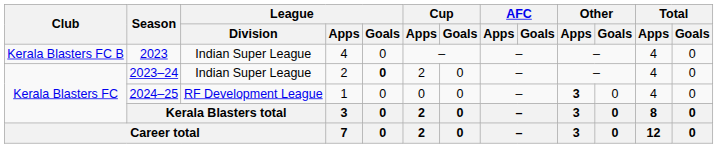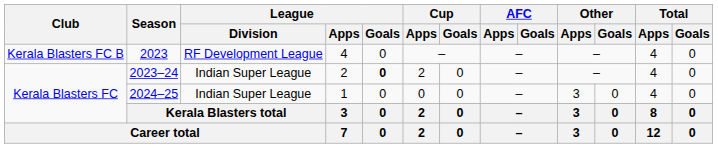(253, 53) Indian Super League -> (253, 53) RF Development League
(253, 93) RF Development League -> (253, 93) Indian Super League
(576, 93) bold -> (576, 93) normal
